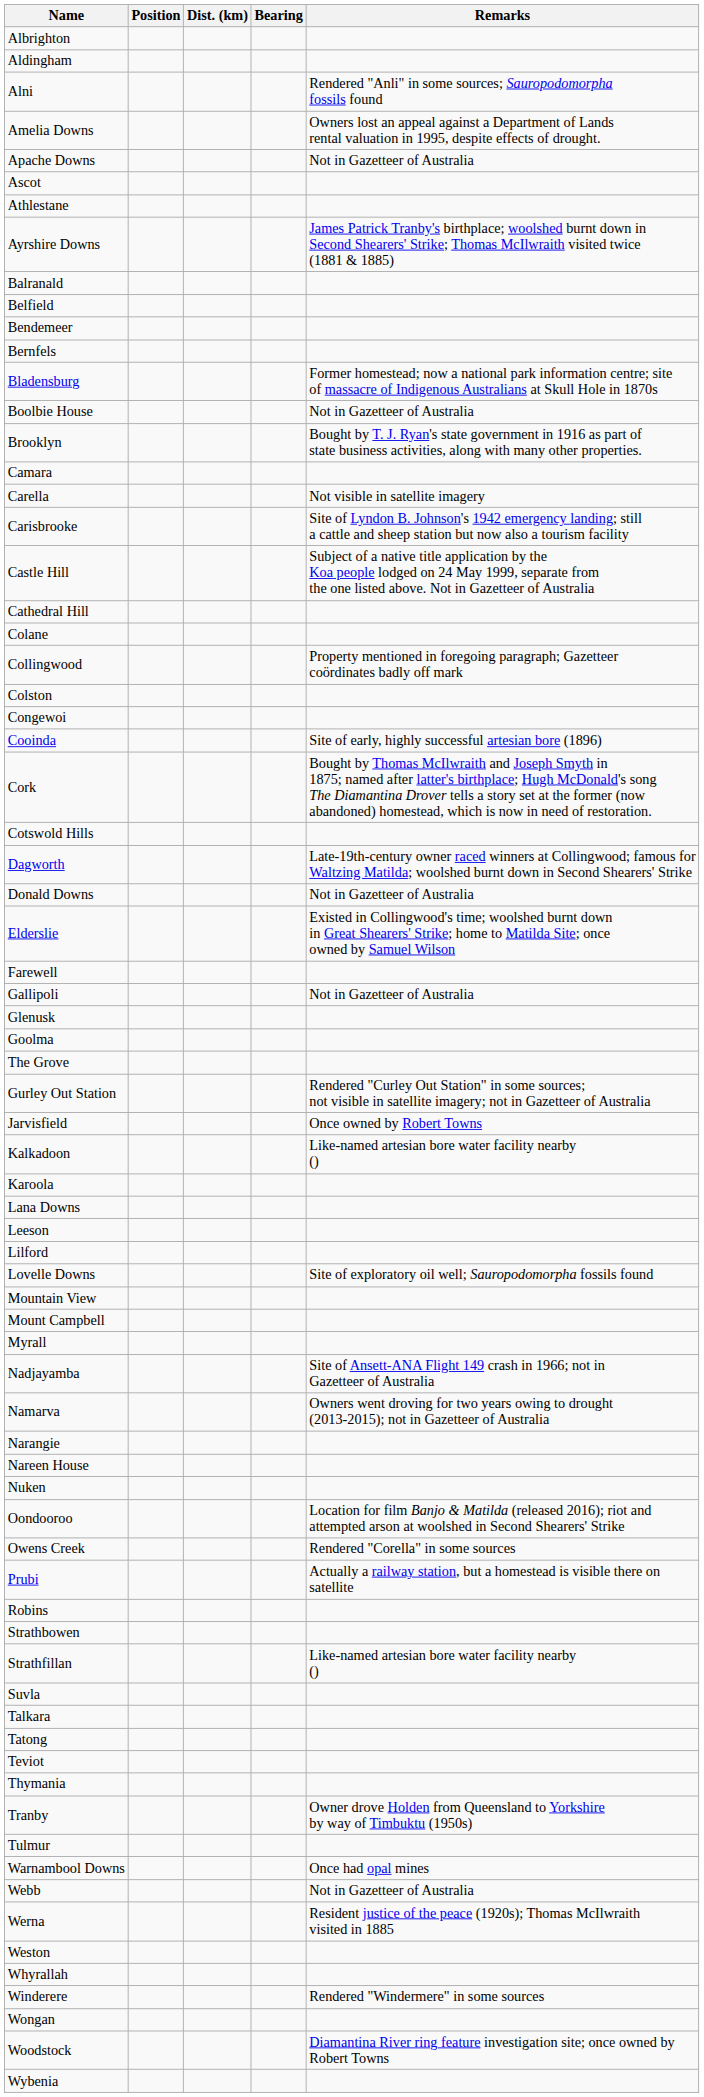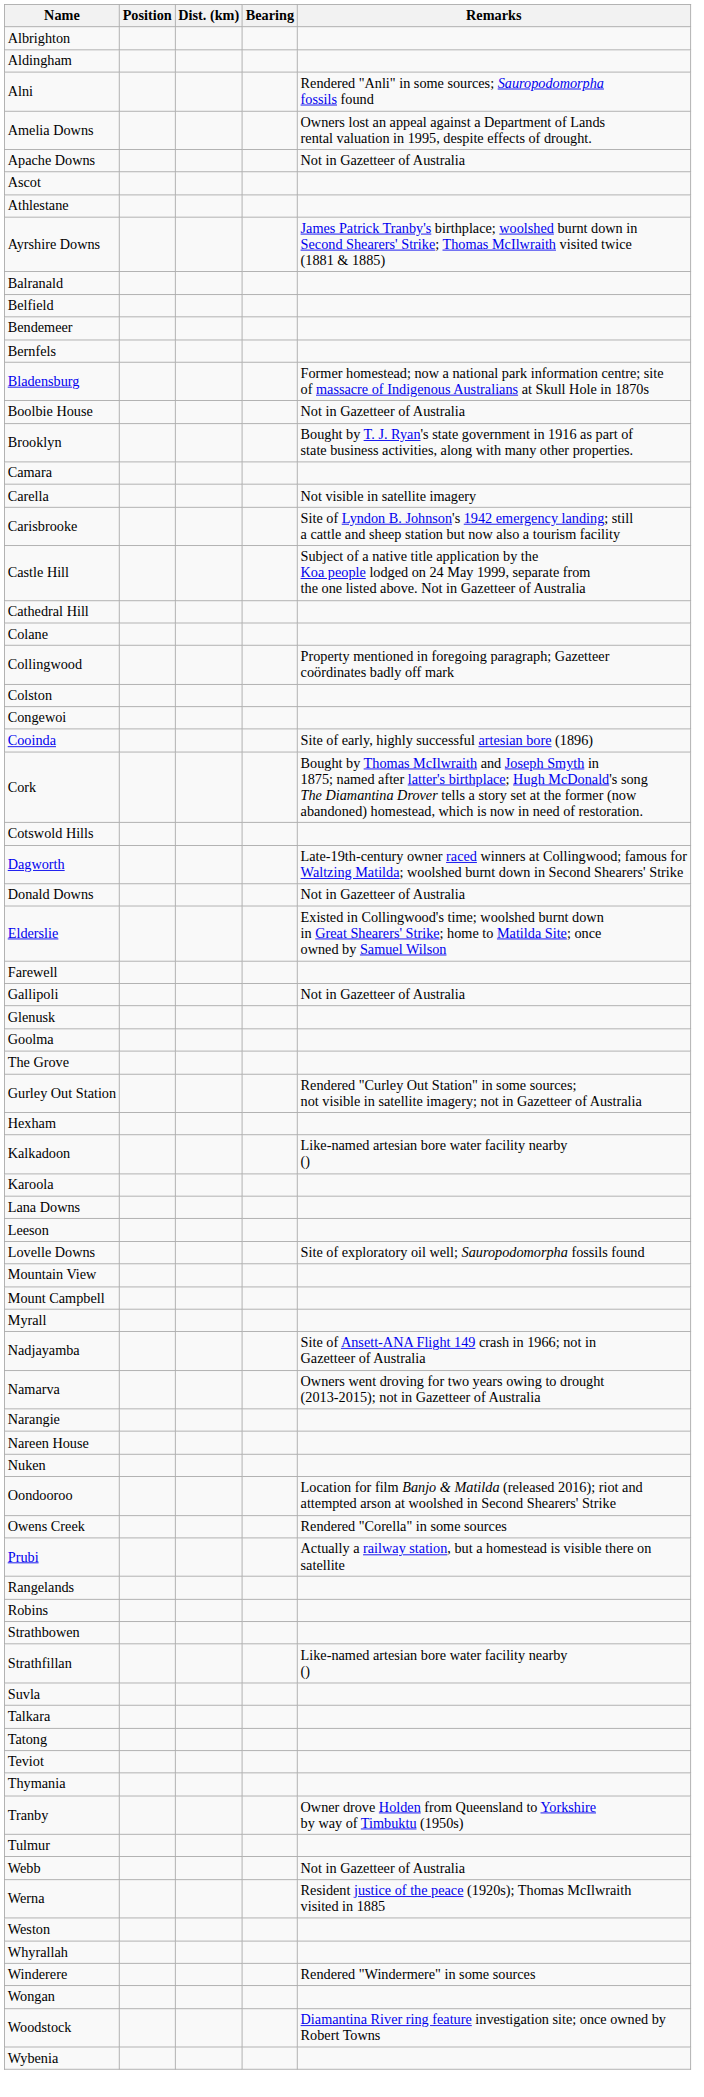+ row: (32, 1123)
- row: (37, 1123)
- row: (28, 1252)
+ row: (41, 1587)
- row: (66, 1868)
